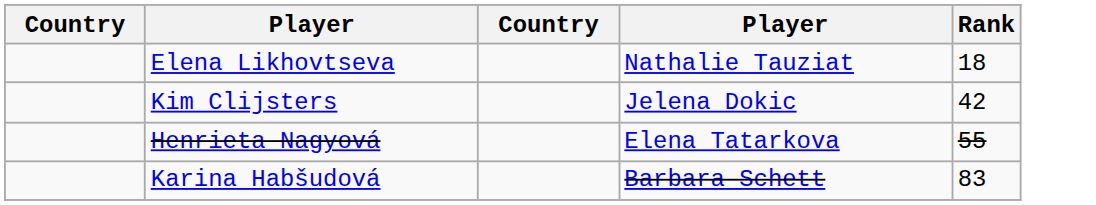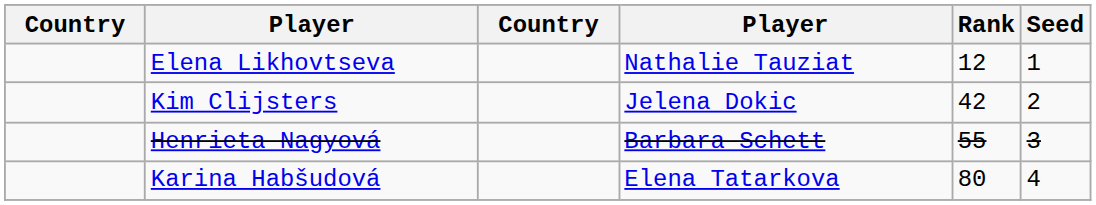+ column: (1055, 24)
(972, 63) 18 -> (972, 63) 12
(732, 141) Elena Tatarkova -> (725, 141) Barbara Schett
(725, 180) Barbara Schett -> (732, 180) Elena Tatarkova
(972, 180) 83 -> (972, 180) 80
